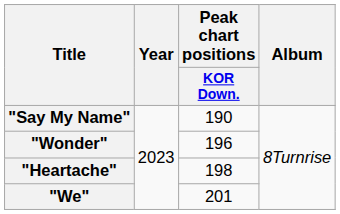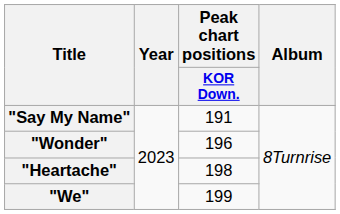(219, 118) 190 -> (219, 118) 191
(219, 196) 201 -> (219, 196) 199
